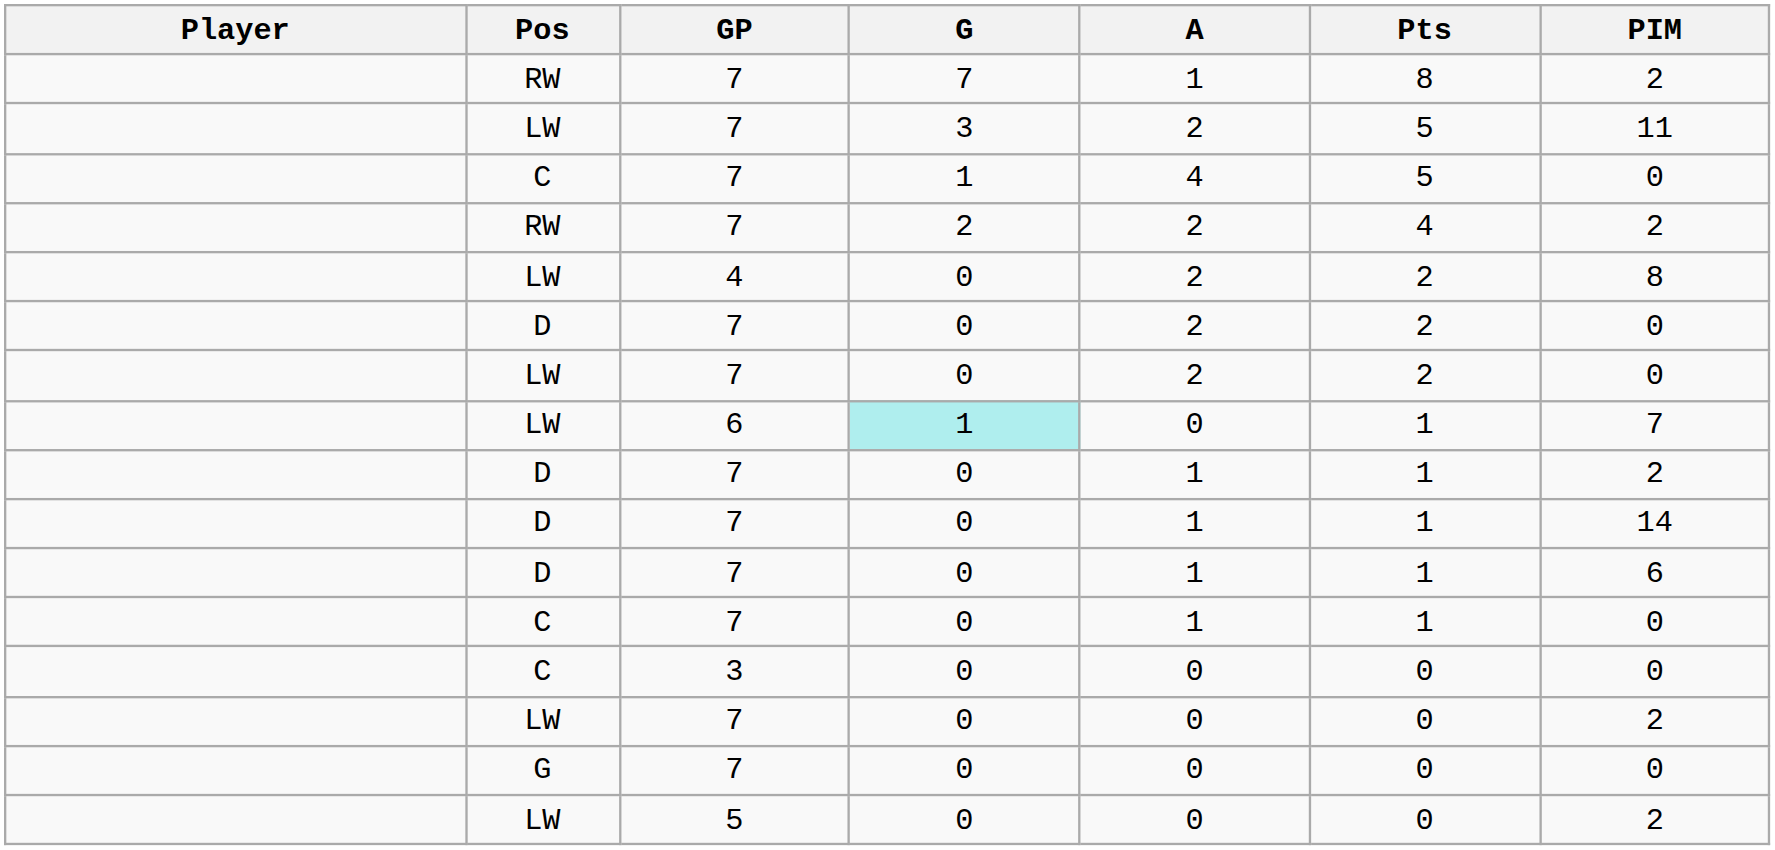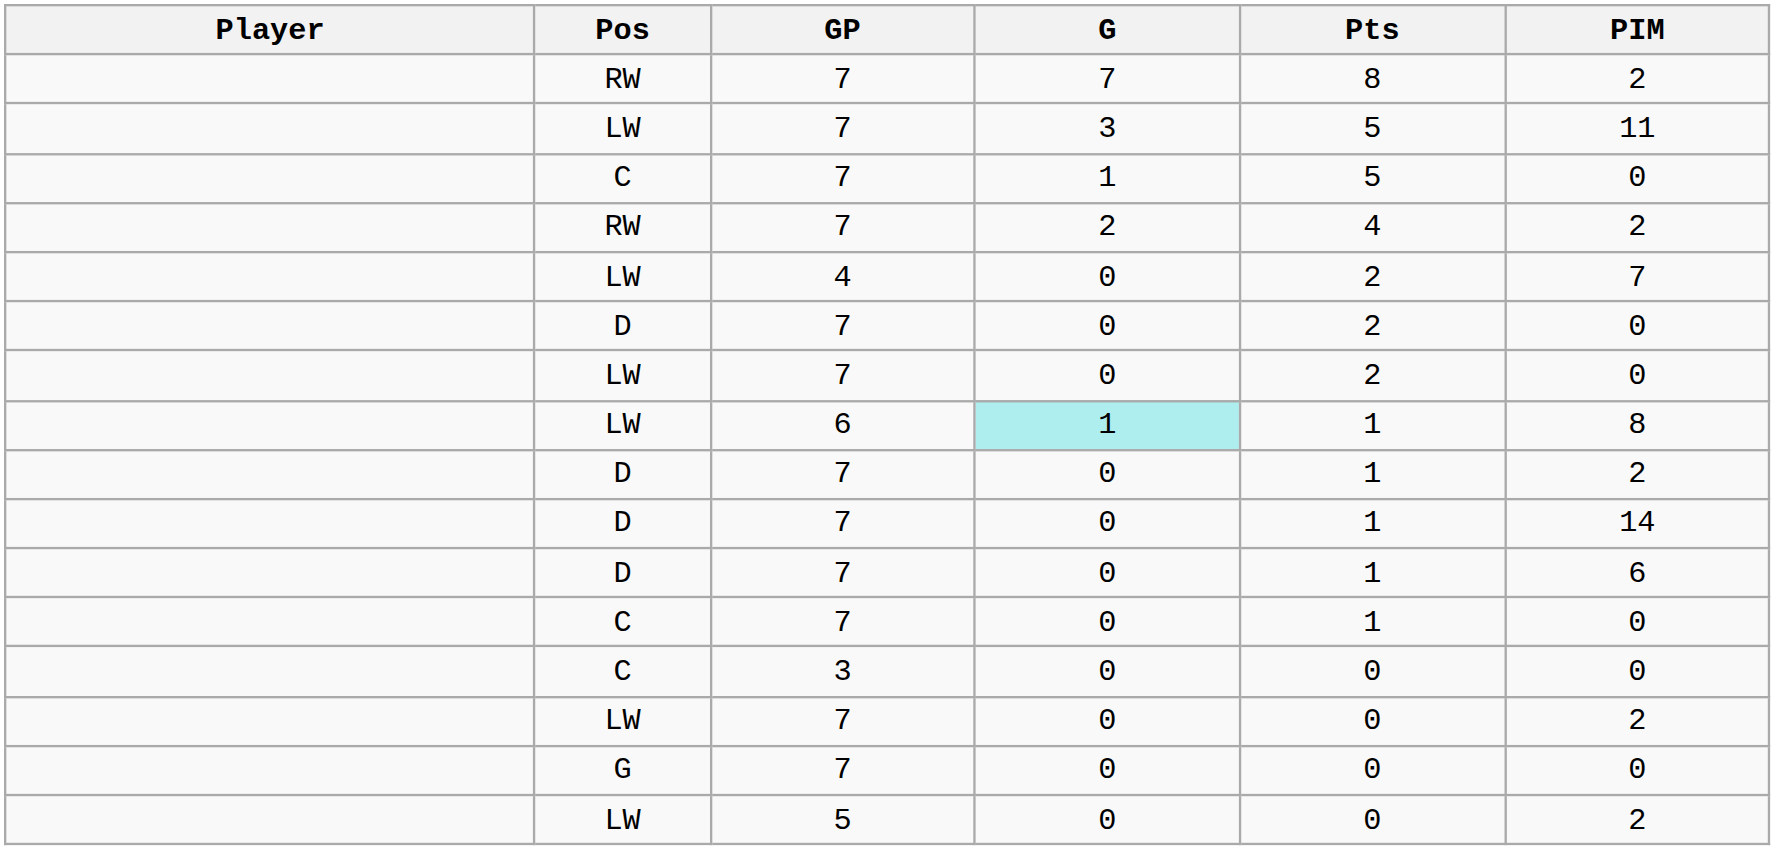- column: (1195, 30)
(1655, 277) 8 -> (1637, 277) 7
(1655, 425) 7 -> (1637, 425) 8
